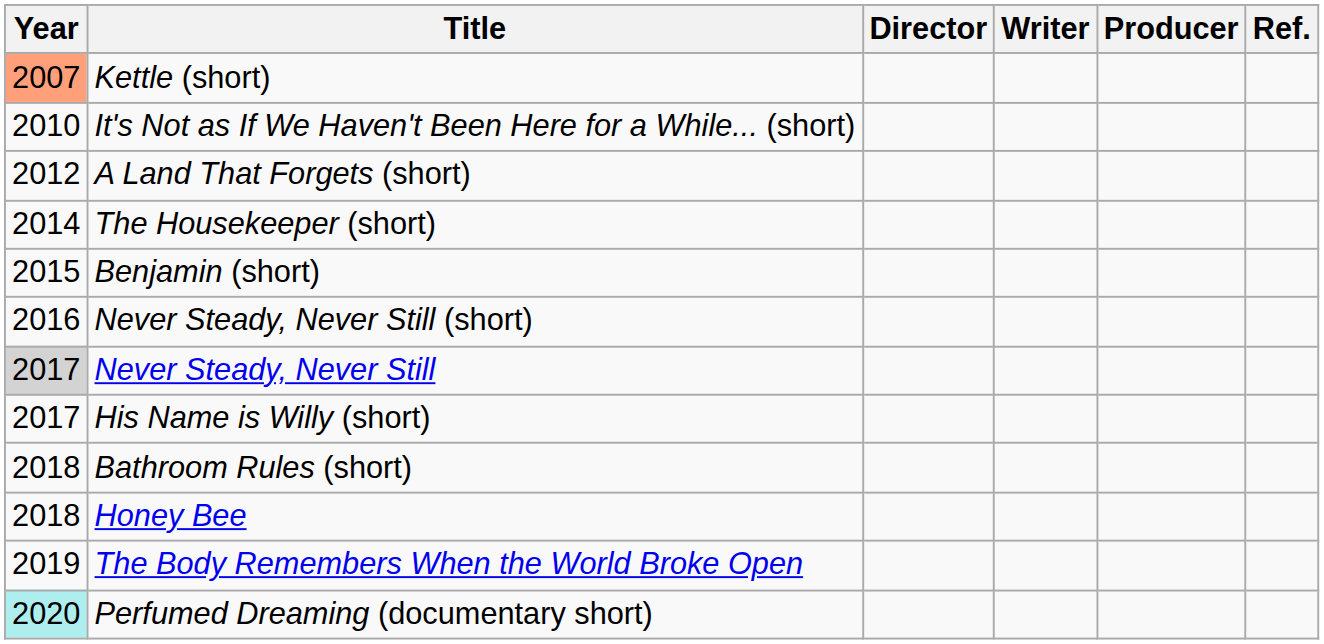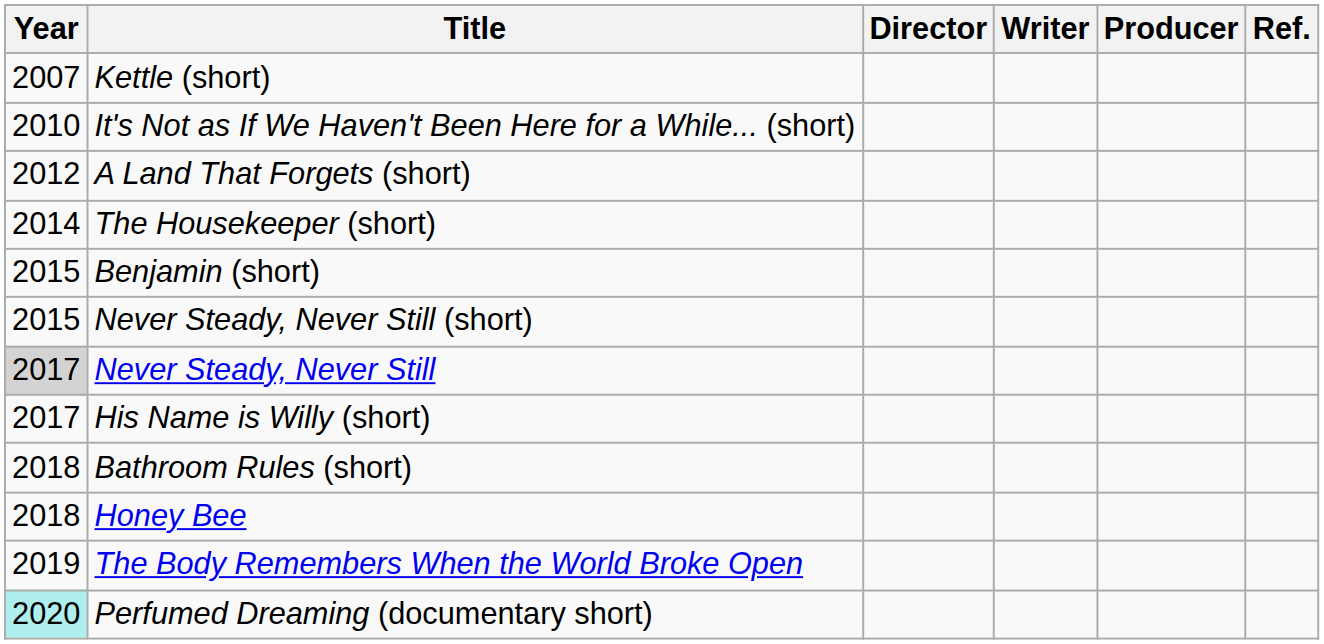(46, 77) lightsalmon background -> (46, 77) no background
(46, 321) 2016 -> (46, 321) 2015
